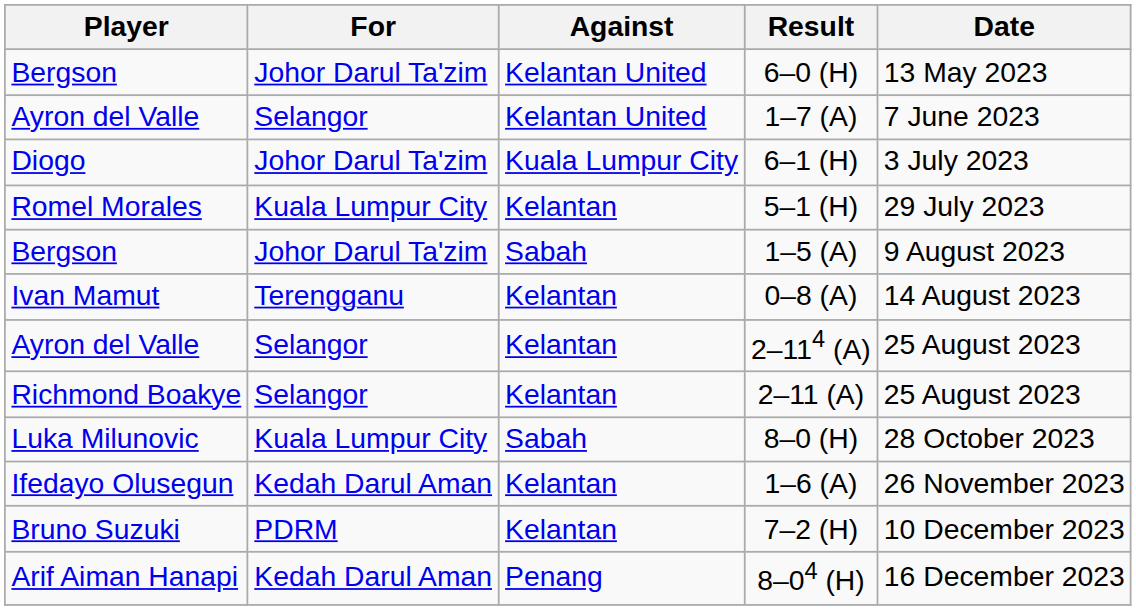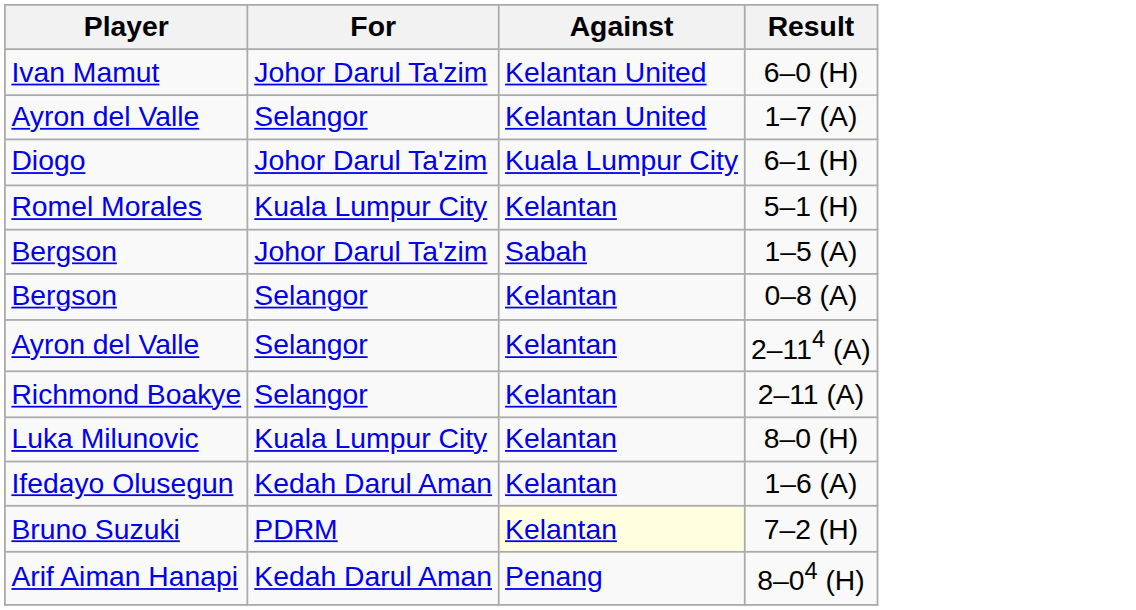- column: (1004, 26)
(64, 71) Bergson -> (85, 71) Ivan Mamut
(85, 296) Ivan Mamut -> (64, 296) Bergson
(329, 296) Terengganu -> (311, 296) Selangor
(546, 438) Sabah -> (561, 438) Kelantan
(561, 528) no background -> (561, 528) lightyellow background
